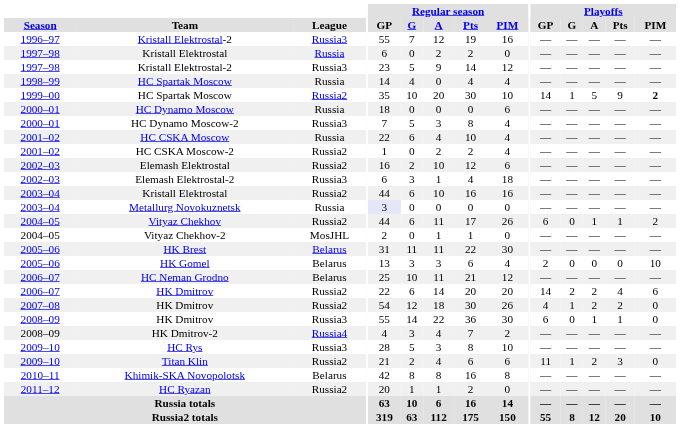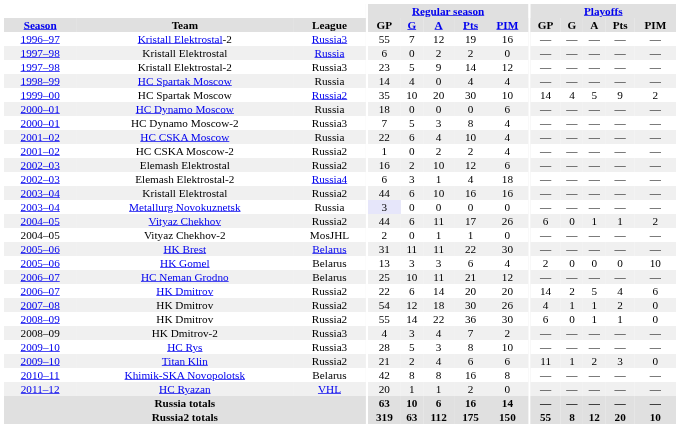(572, 95) 1 -> (572, 95) 4
(655, 95) bold -> (655, 95) normal
(329, 179) Russia3 -> (329, 179) Russia4
(594, 291) 2 -> (594, 291) 5
(594, 305) 2 -> (594, 305) 1
(329, 319) Russia3 -> (329, 319) Russia2
(329, 333) Russia4 -> (329, 333) Russia3
(329, 389) Russia2 -> (329, 389) VHL
